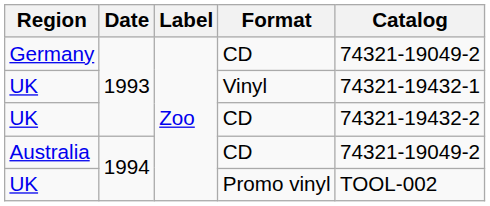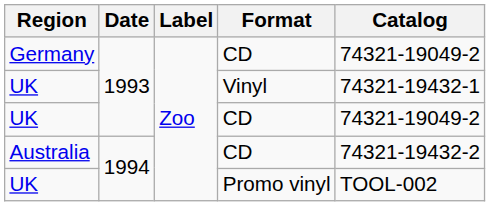(410, 119) 74321-19432-2 -> (410, 119) 74321-19049-2
(410, 151) 74321-19049-2 -> (410, 151) 74321-19432-2
